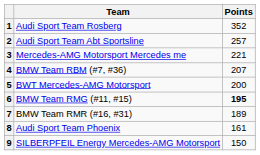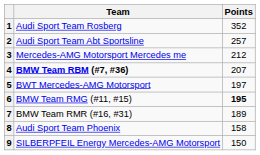(239, 55) 221 -> (239, 55) 212
(71, 70) normal -> (72, 70) bold
(239, 84) 200 -> (239, 84) 197
(239, 128) 161 -> (239, 128) 158
